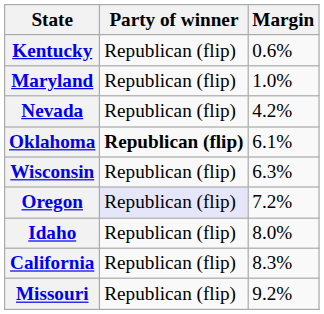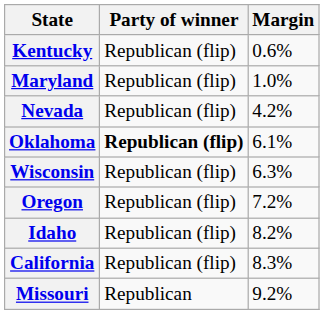(170, 202) lavender background -> (170, 202) no background
(272, 232) 8.0% -> (272, 232) 8.2%
(170, 293) Republican (flip) -> (148, 293) Republican
